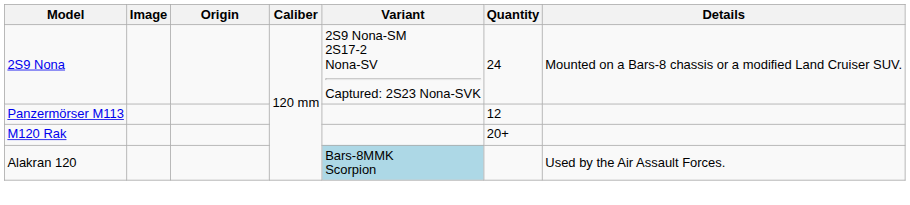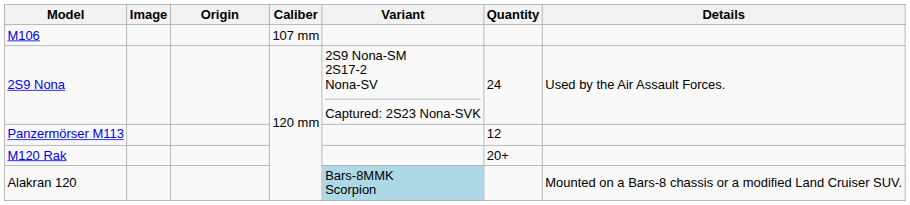+ row: (24, 35)
(724, 64) Mounted on a Bars-8 chassis or a modified Land Cruiser SUV. -> (635, 85) Used by the Air Assault Forces.
(635, 162) Used by the Air Assault Forces. -> (724, 183) Mounted on a Bars-8 chassis or a modified Land Cruiser SUV.
